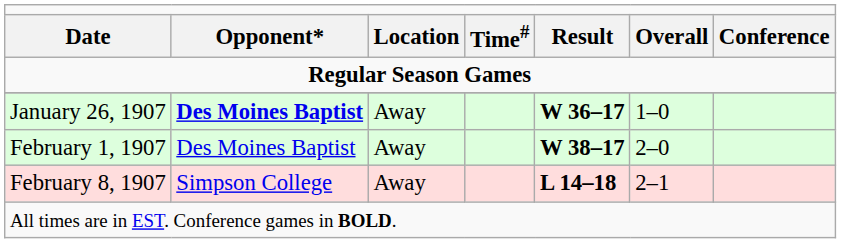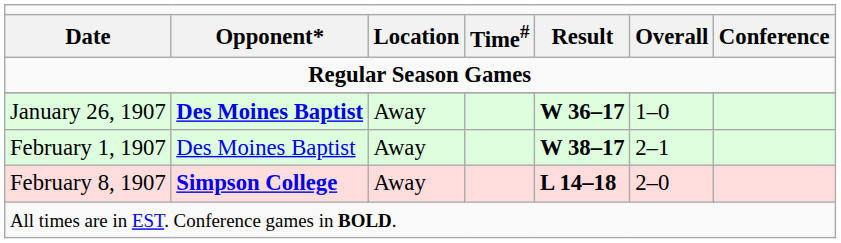(652, 147) 2–0 -> (652, 147) 2–1
(254, 183) normal -> (257, 183) bold
(652, 183) 2–1 -> (652, 183) 2–0
